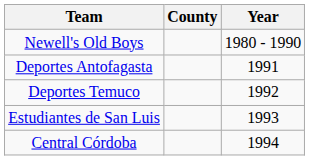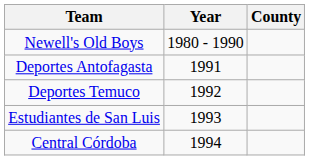columns swapped: (192, 17) <-> (263, 17)
